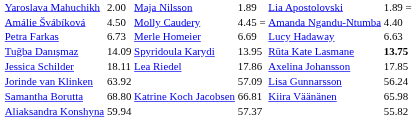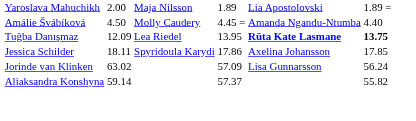- row: (32, 37)
(119, 52) 14.09 -> (119, 37) 12.09
(174, 52) Spyridoula Karydi -> (158, 37) Lea Riedel
(311, 52) normal -> (295, 37) bold
(158, 67) Lea Riedel -> (174, 52) Spyridoula Karydi
(119, 82) 63.92 -> (119, 67) 63.02
- row: (44, 97)
(119, 112) 59.94 -> (119, 82) 59.14
